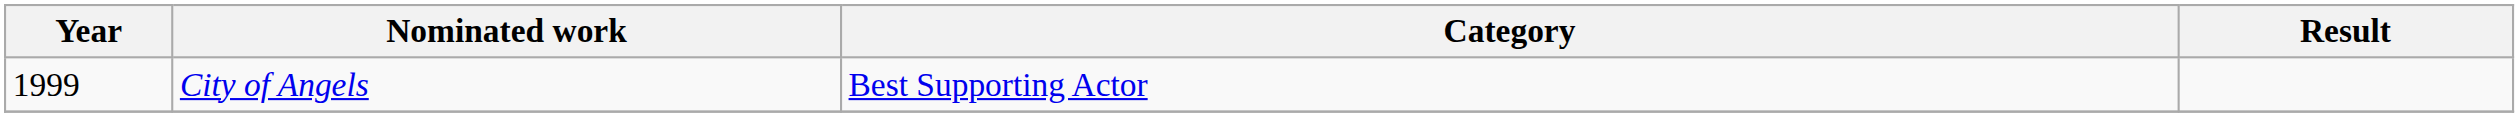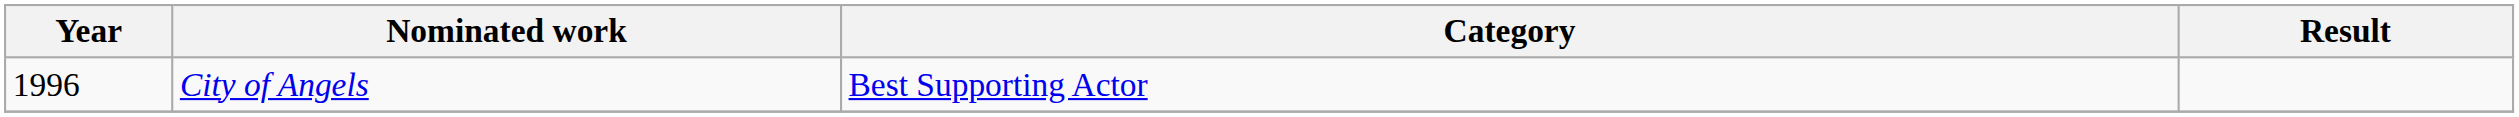(46, 84) 1999 -> (46, 84) 1996
